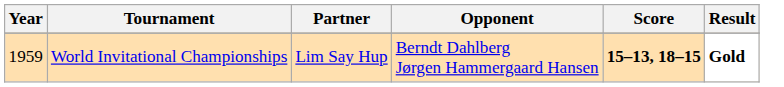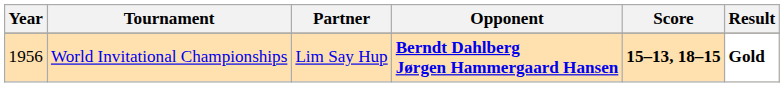(26, 57) 1959 -> (26, 57) 1956
(497, 57) normal -> (507, 57) bold
